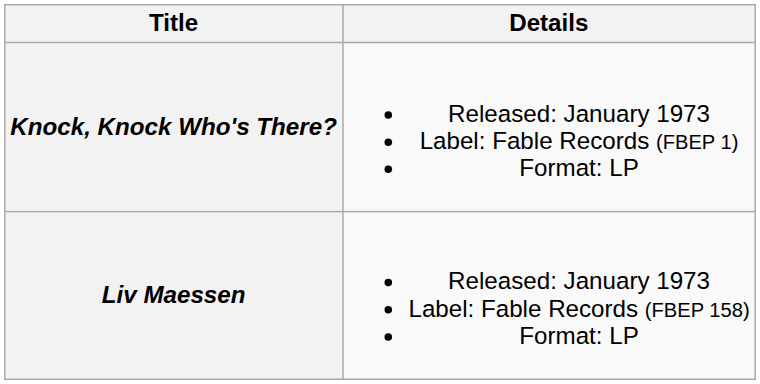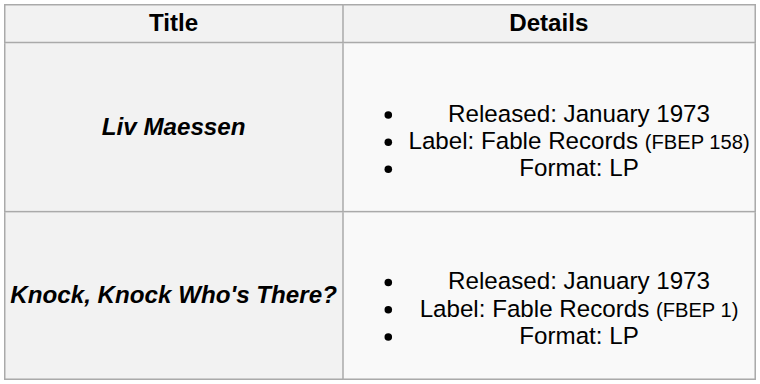rows swapped: (174, 295) <-> (174, 126)
